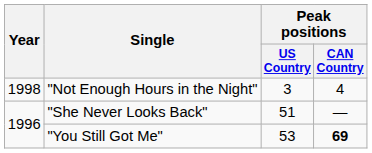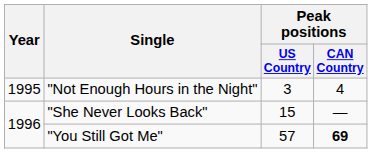(24, 89) 1998 -> (24, 89) 1995
(287, 112) 51 -> (287, 112) 15
(287, 136) 53 -> (287, 136) 57
